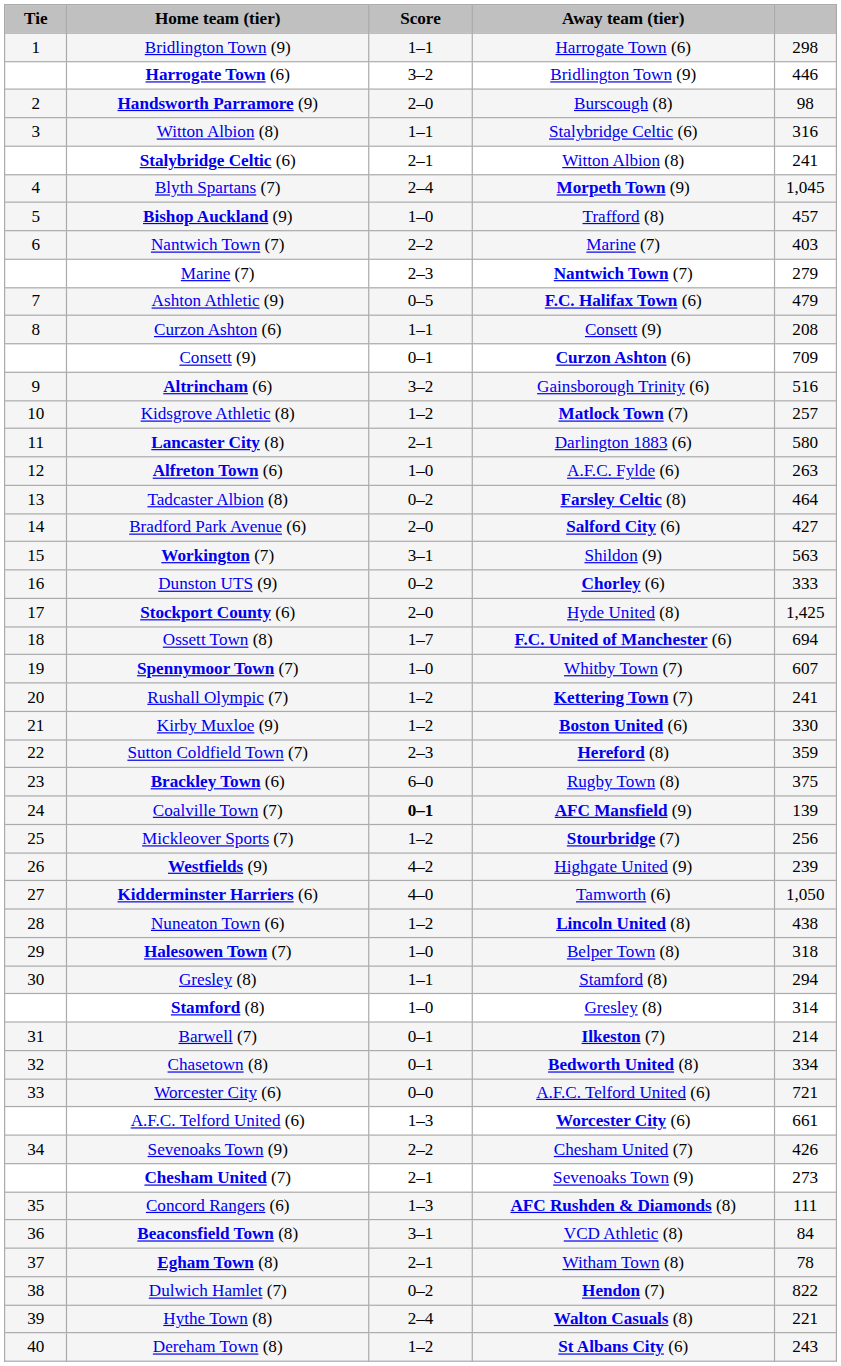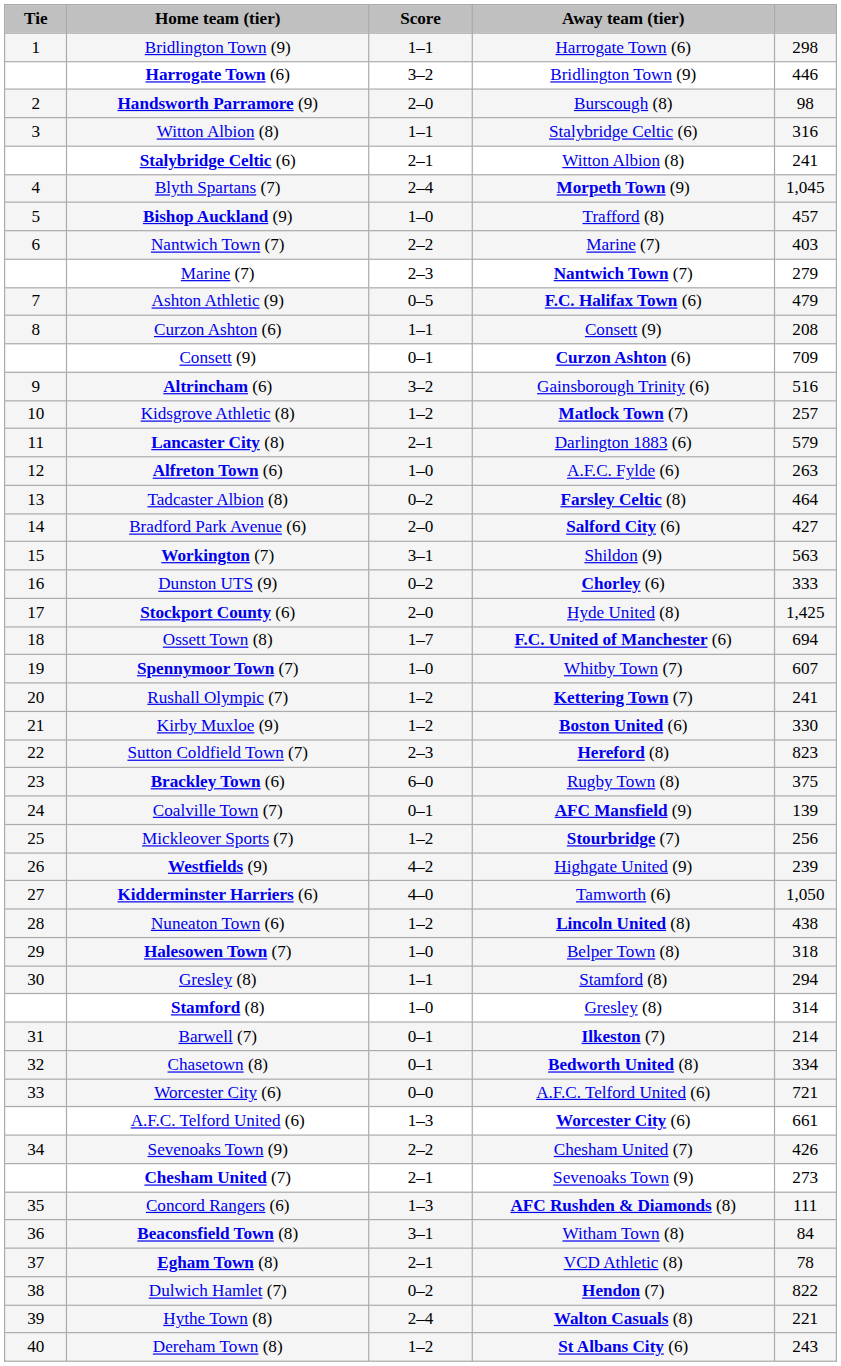(805, 442) 580 -> (805, 442) 579
(805, 753) 359 -> (805, 753) 823
(420, 810) bold -> (420, 810) normal
(623, 1234) VCD Athletic (8) -> (623, 1234) Witham Town (8)
(623, 1262) Witham Town (8) -> (623, 1262) VCD Athletic (8)
